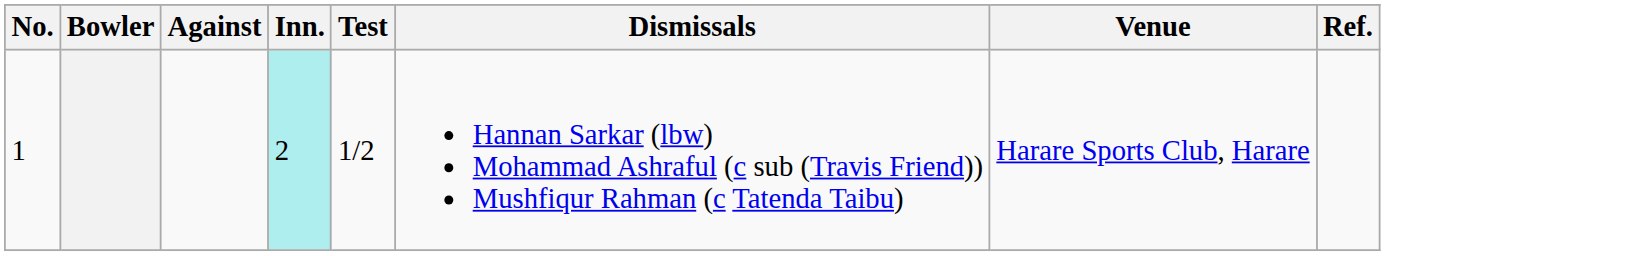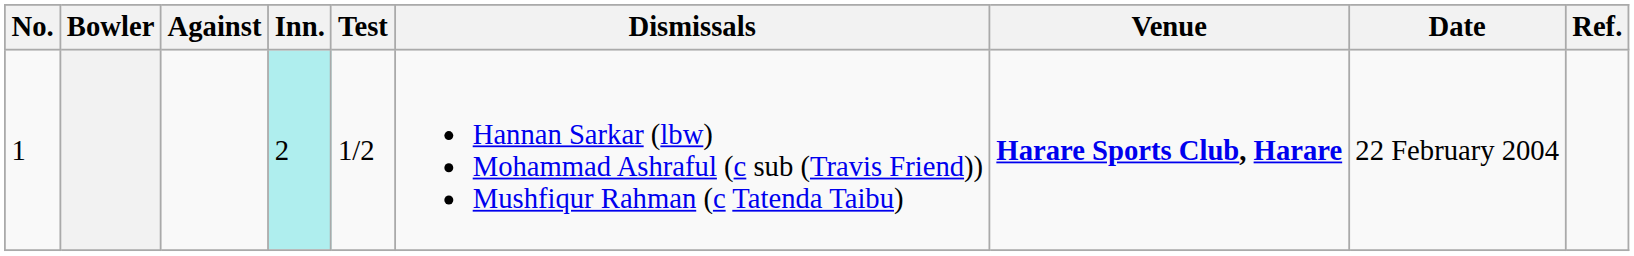+ column: (1457, 27)
(1153, 149) normal -> (1169, 149) bold
